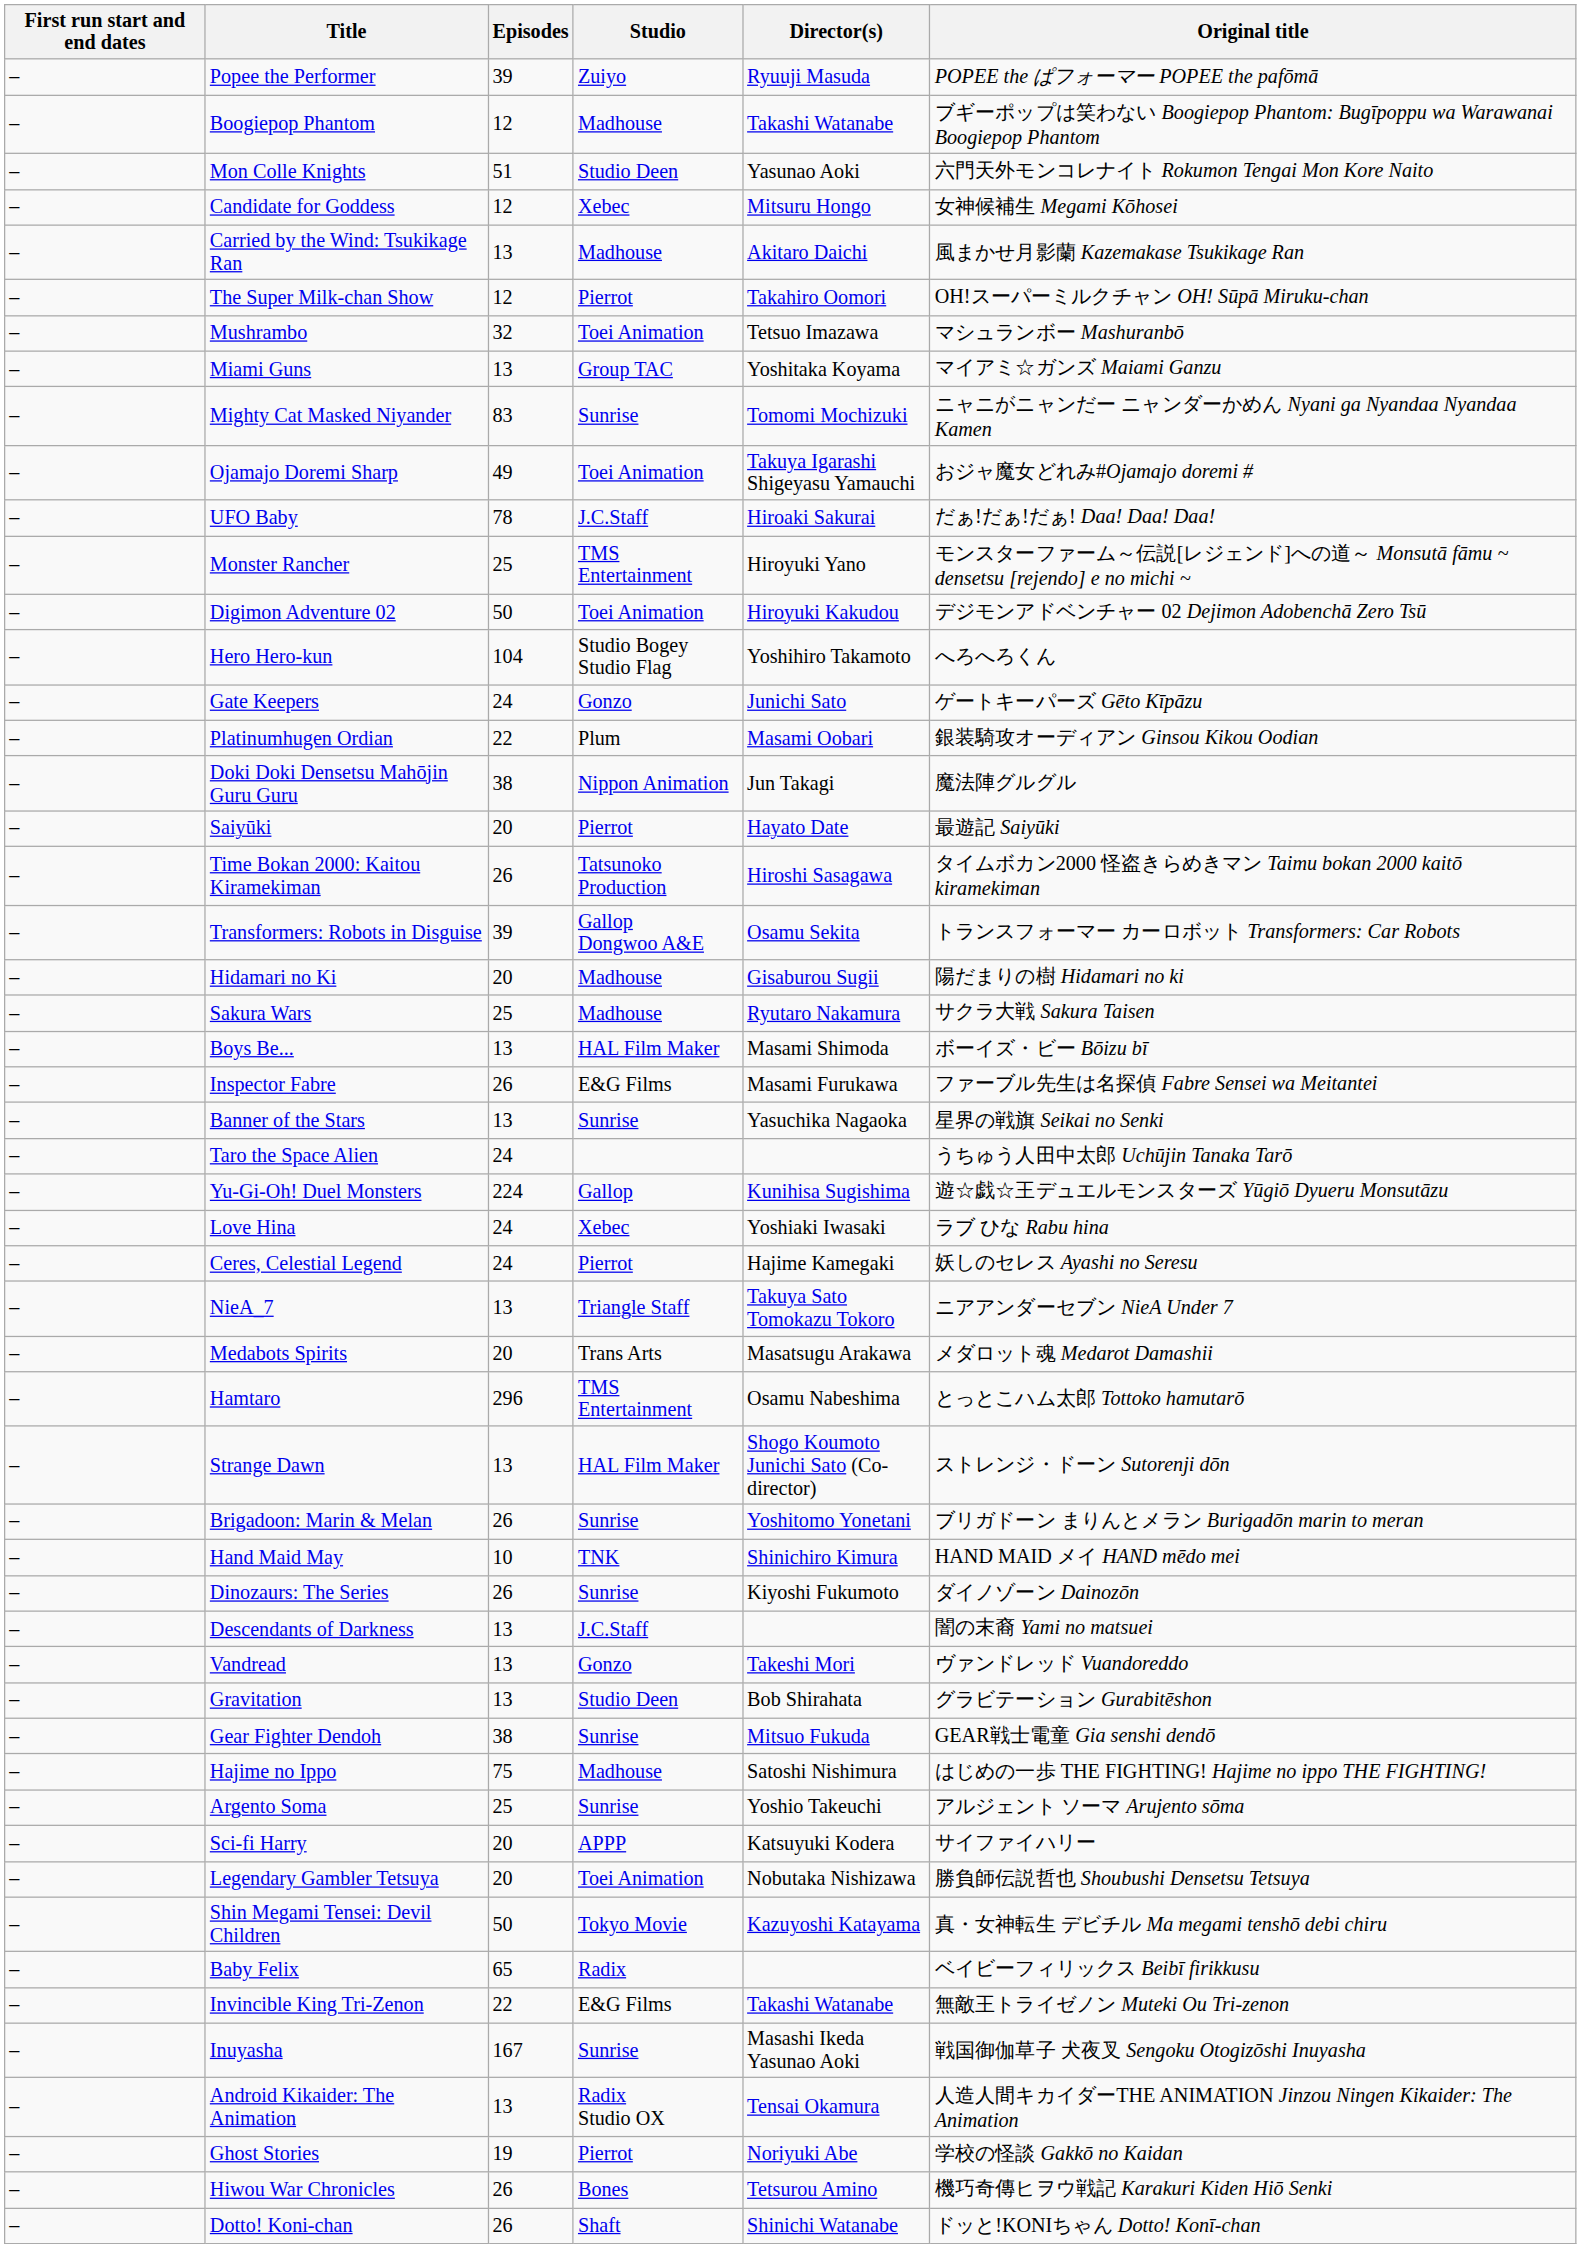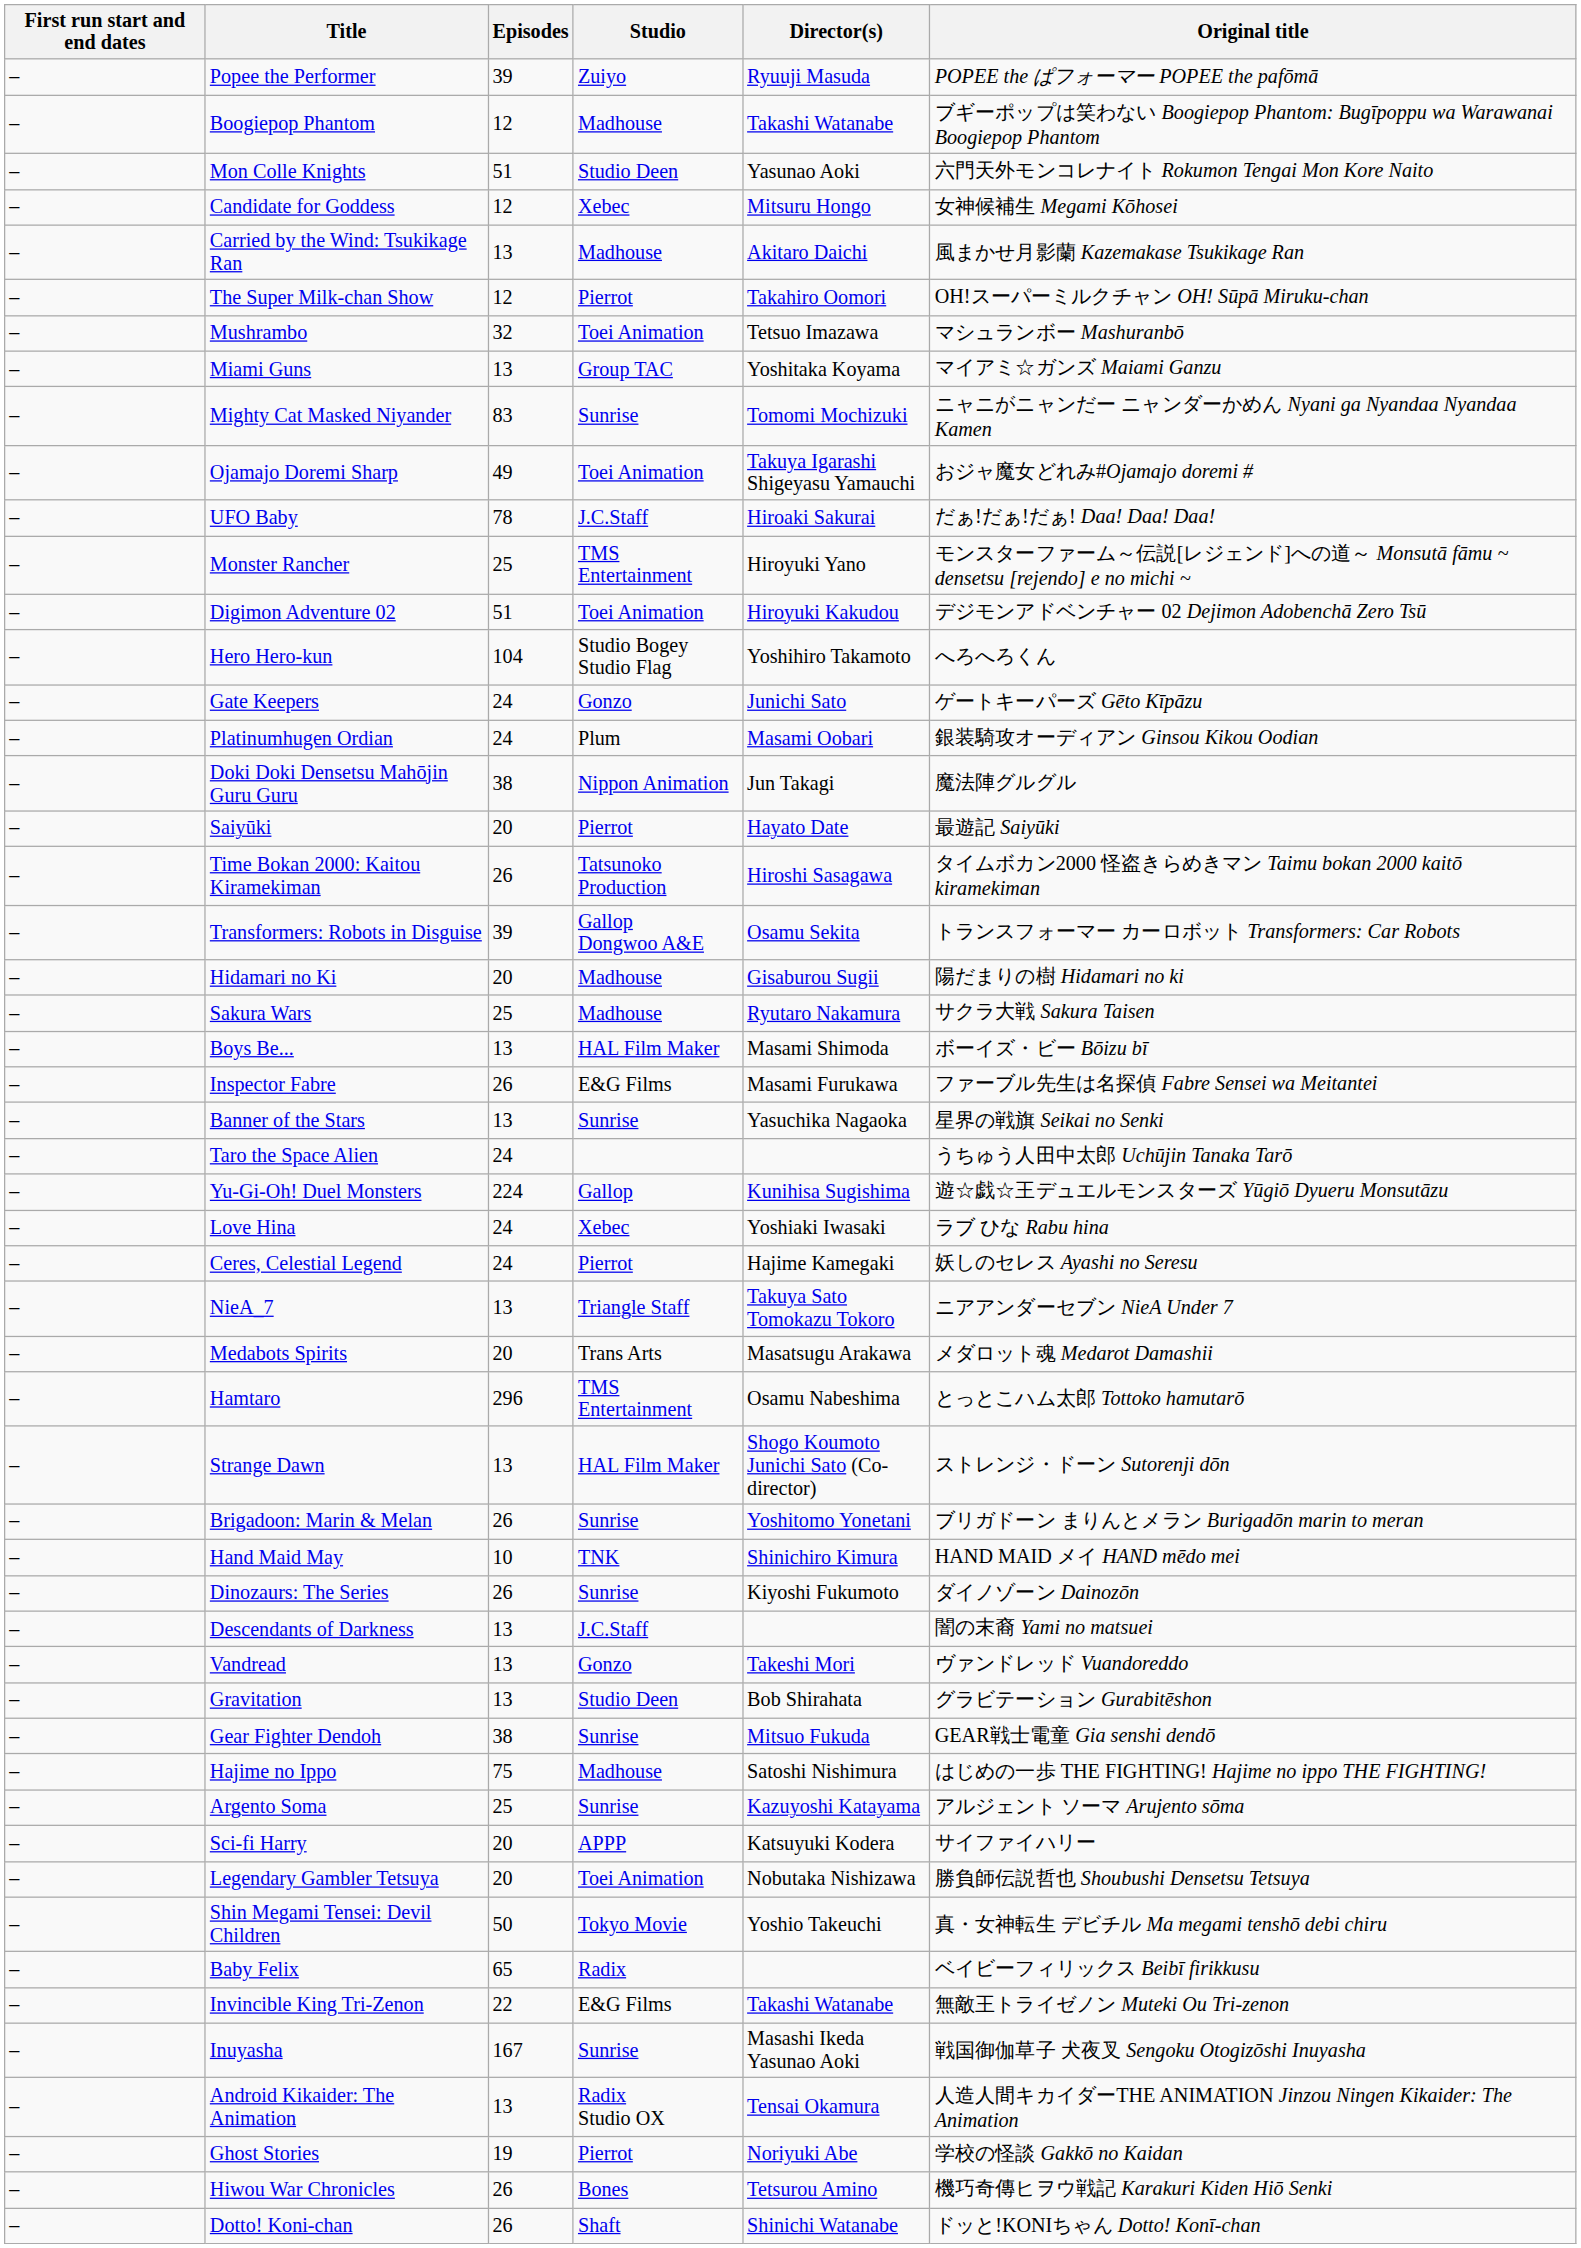(503, 611) 50 -> (503, 611) 51
(503, 738) 22 -> (503, 738) 24
(814, 1807) Yoshio Takeuchi -> (834, 1807) Kazuyoshi Katayama
(834, 1924) Kazuyoshi Katayama -> (814, 1924) Yoshio Takeuchi
